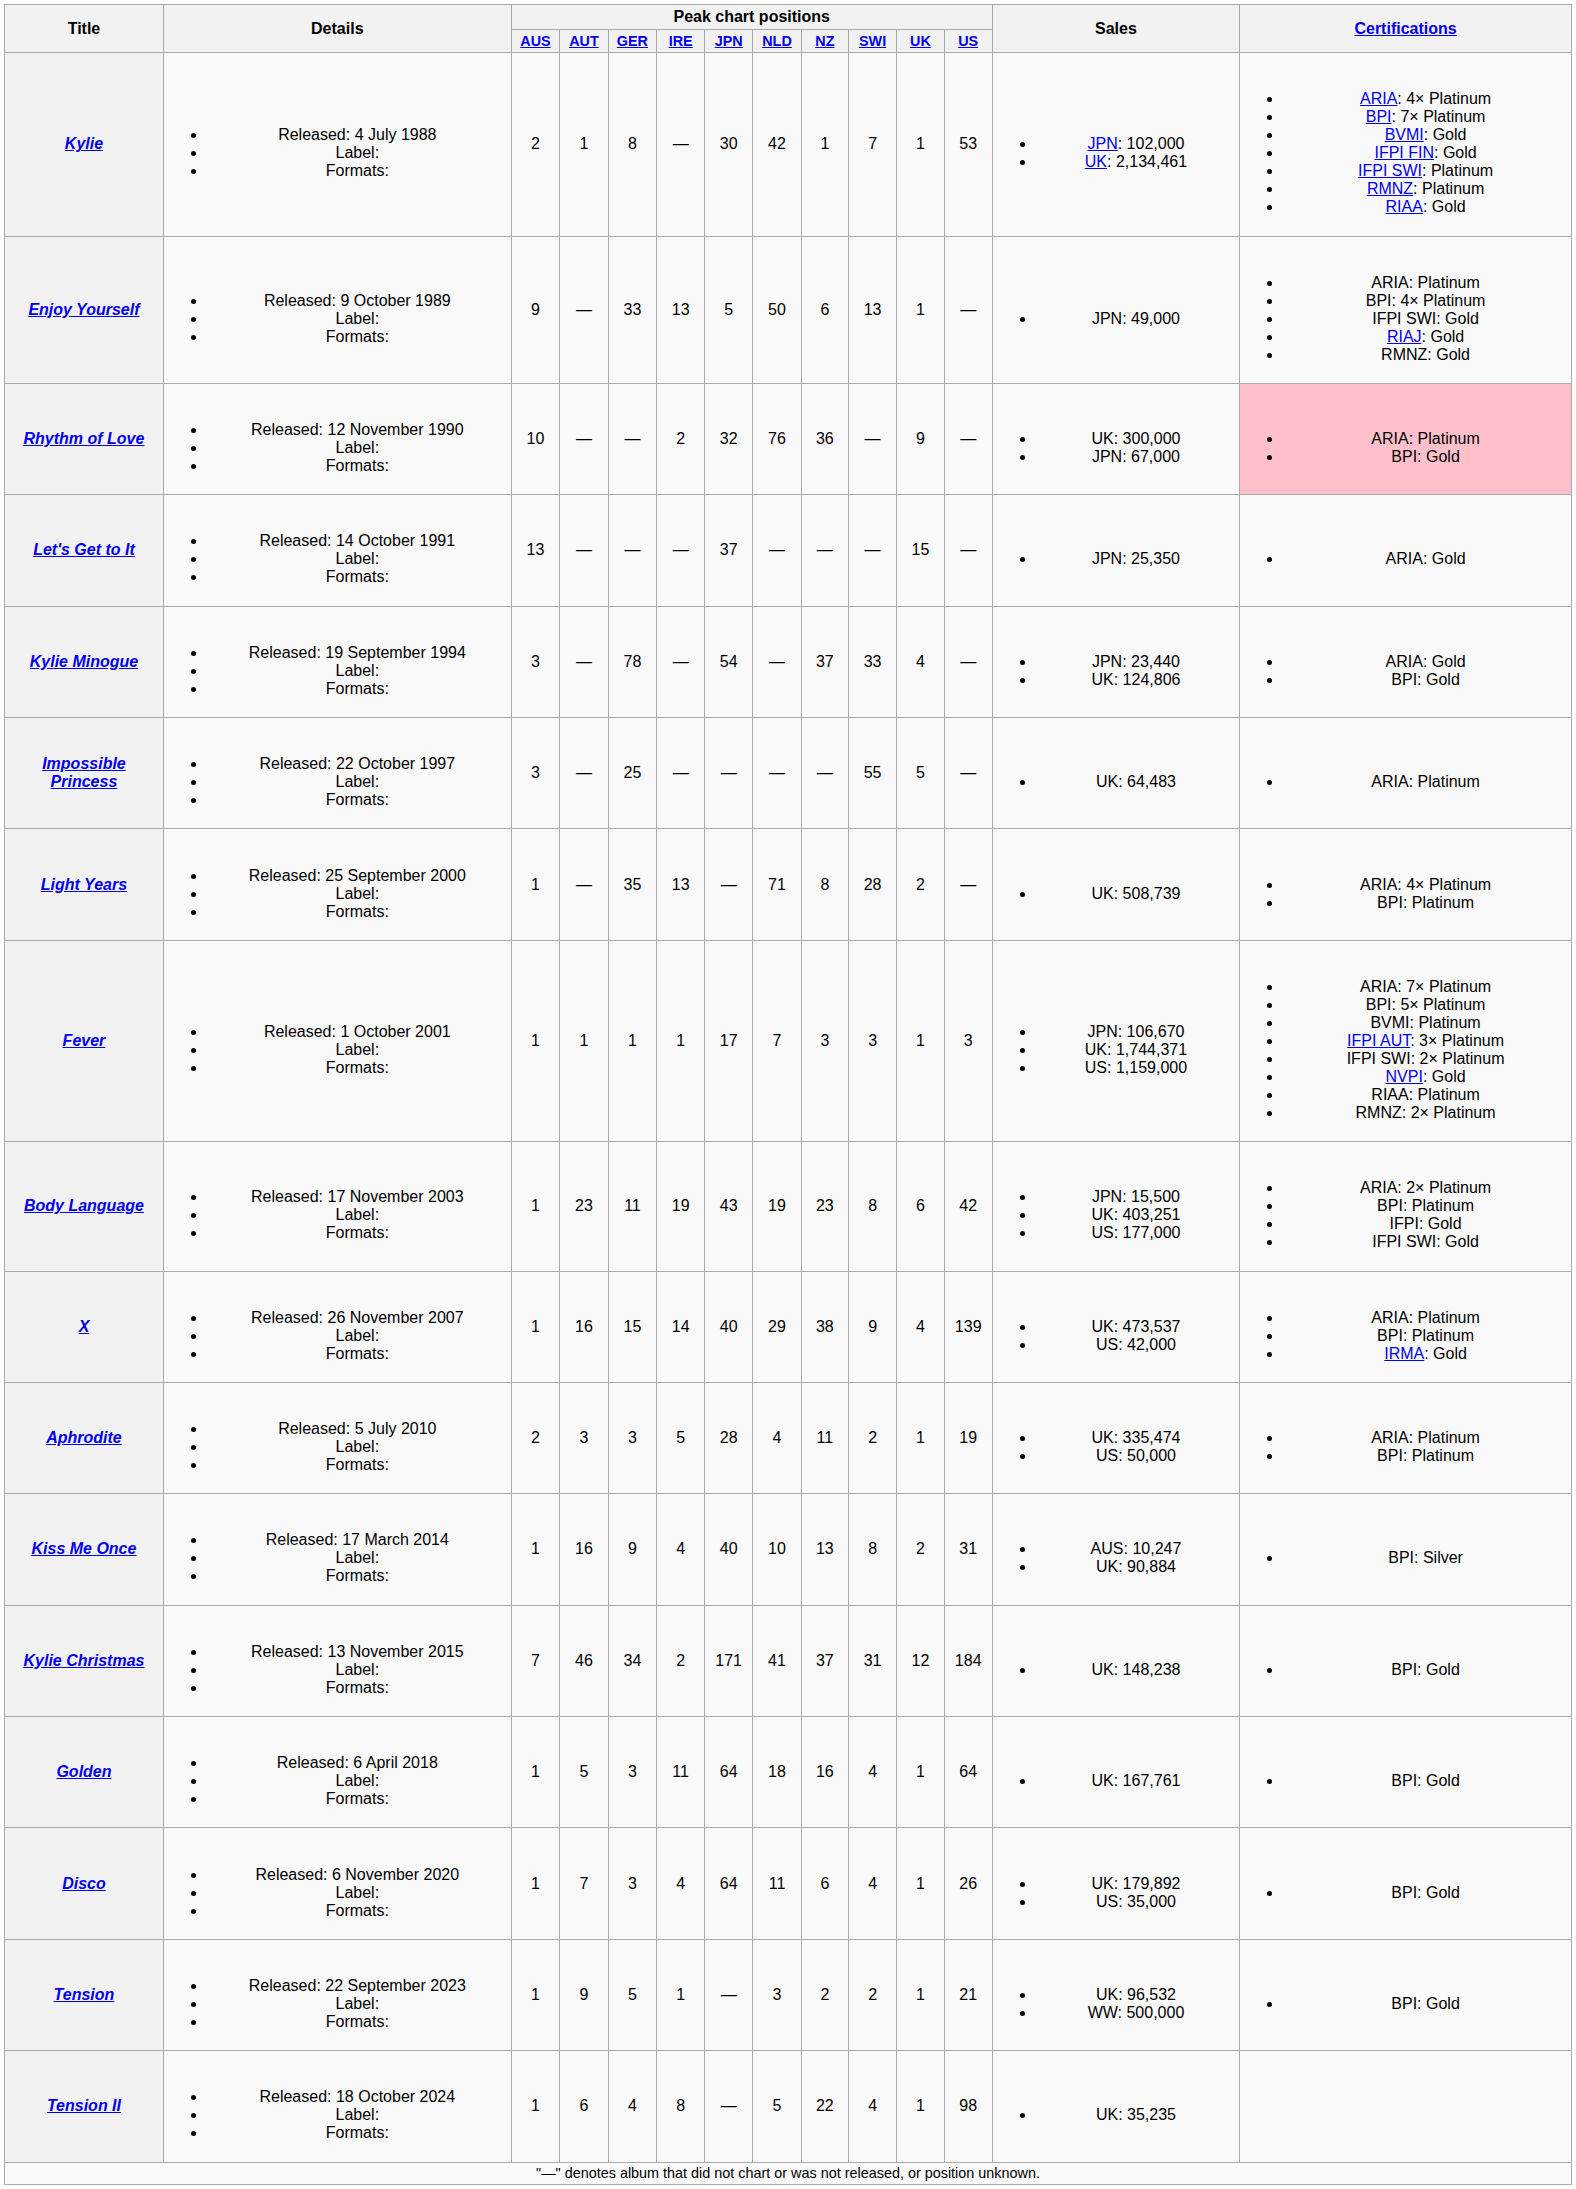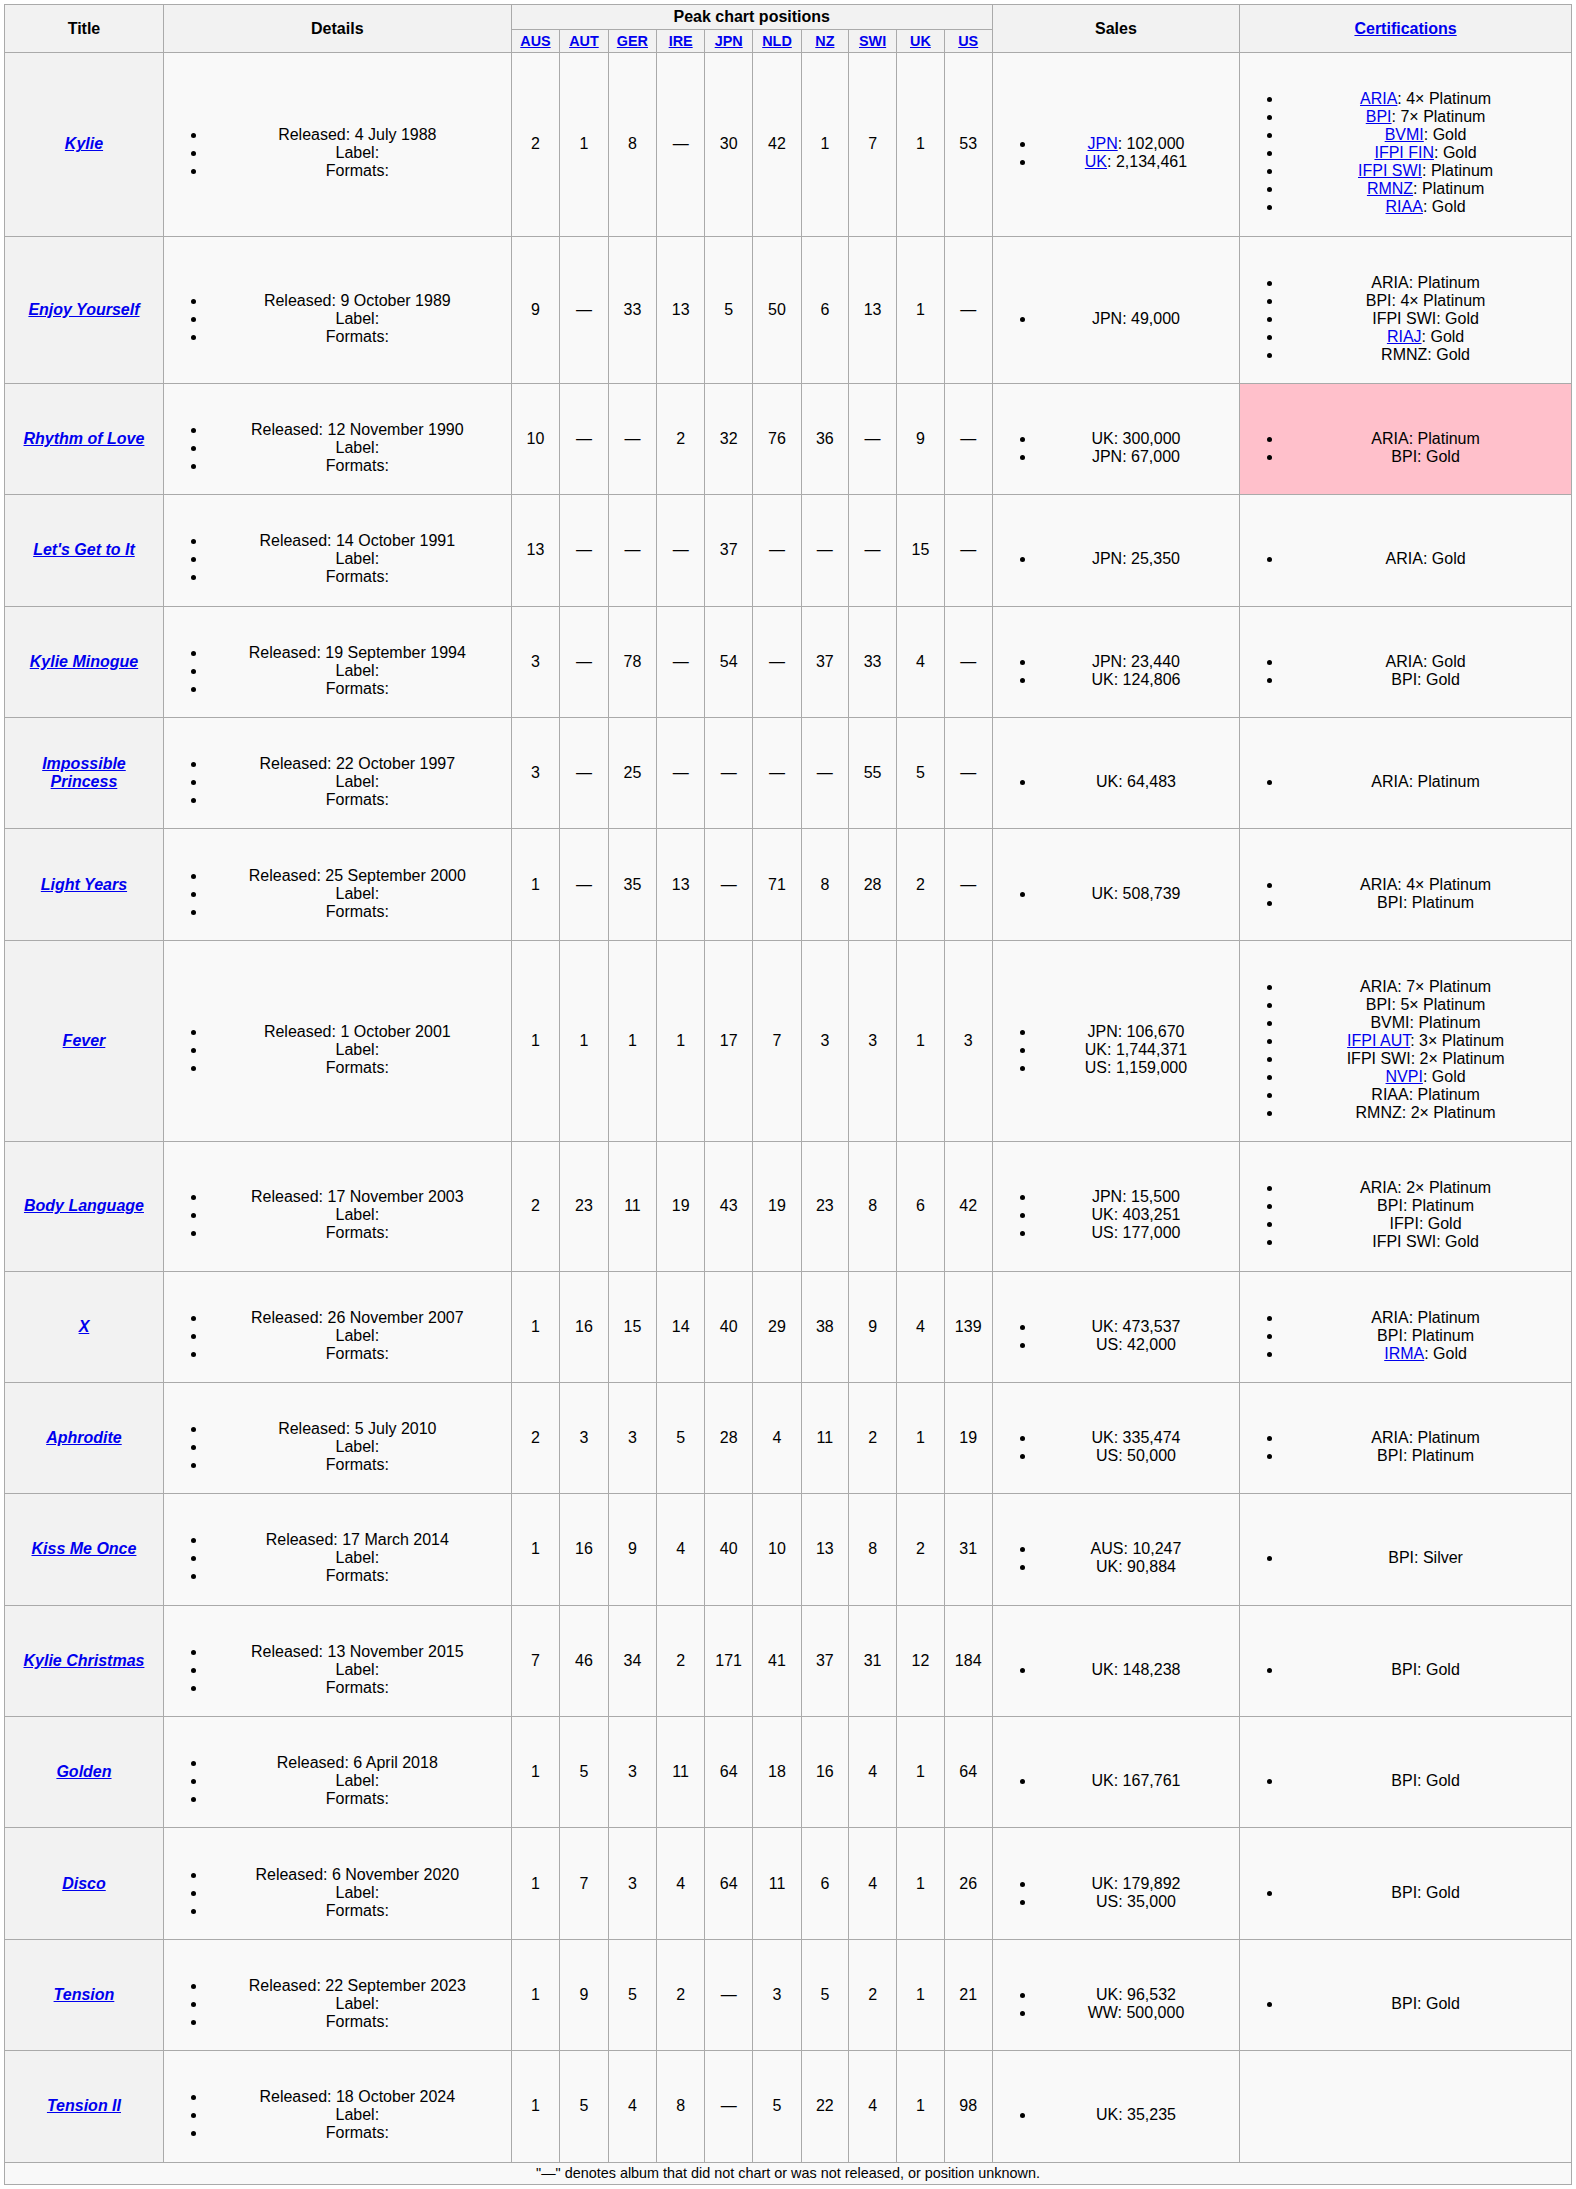(535, 1206) 1 -> (535, 1206) 2
(681, 1994) 1 -> (681, 1994) 2
(825, 1994) 2 -> (825, 1994) 5
(584, 2106) 6 -> (584, 2106) 5
